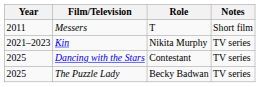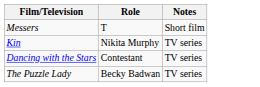- column: (29, 12)
